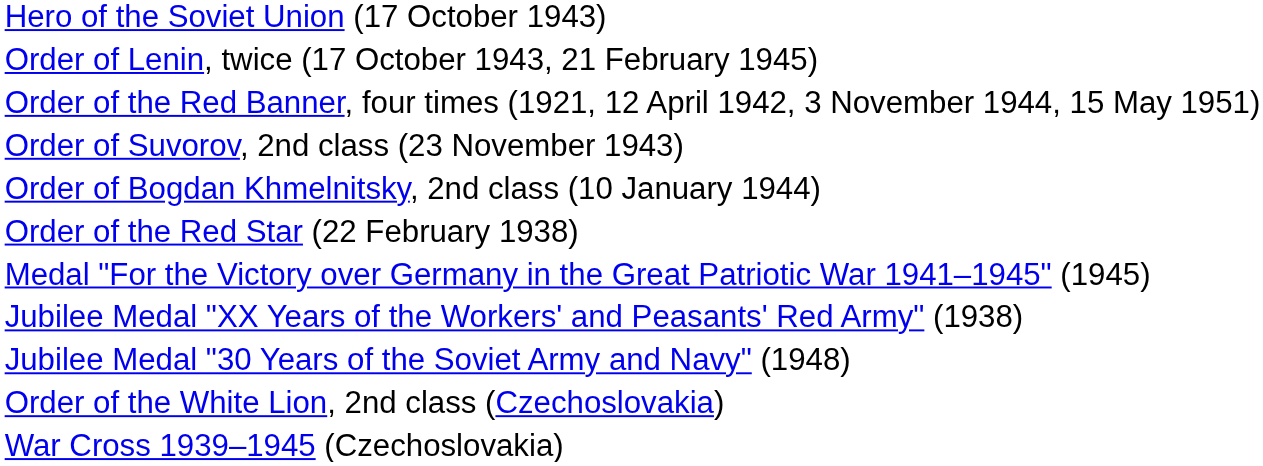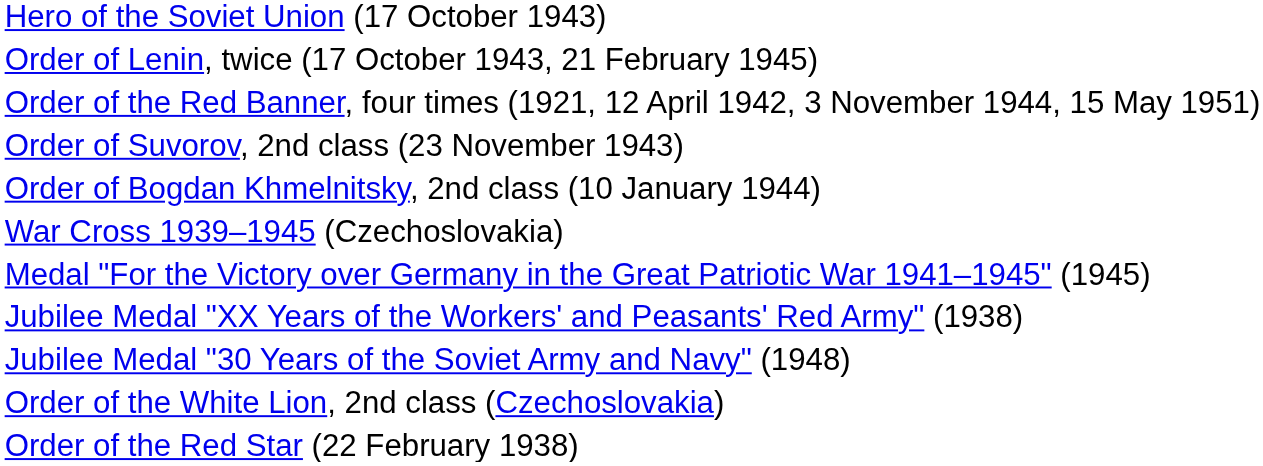rows swapped: (292, 231) <-> (284, 445)
